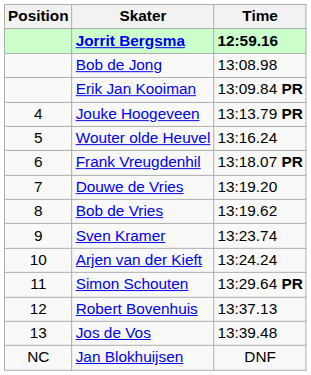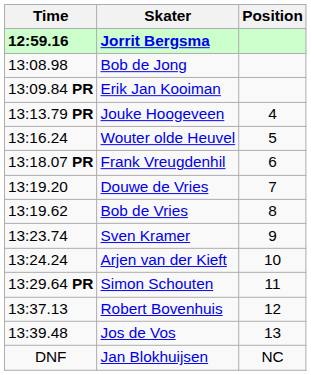columns swapped: (38, 16) <-> (260, 16)
